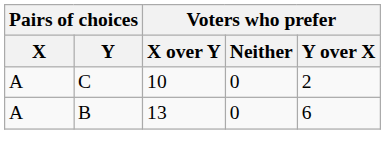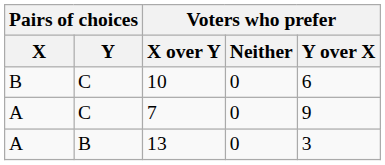(16, 81) A -> (16, 81) B
(307, 81) 2 -> (307, 81) 6
+ row: (152, 112)
(307, 112) 6 -> (307, 143) 3
